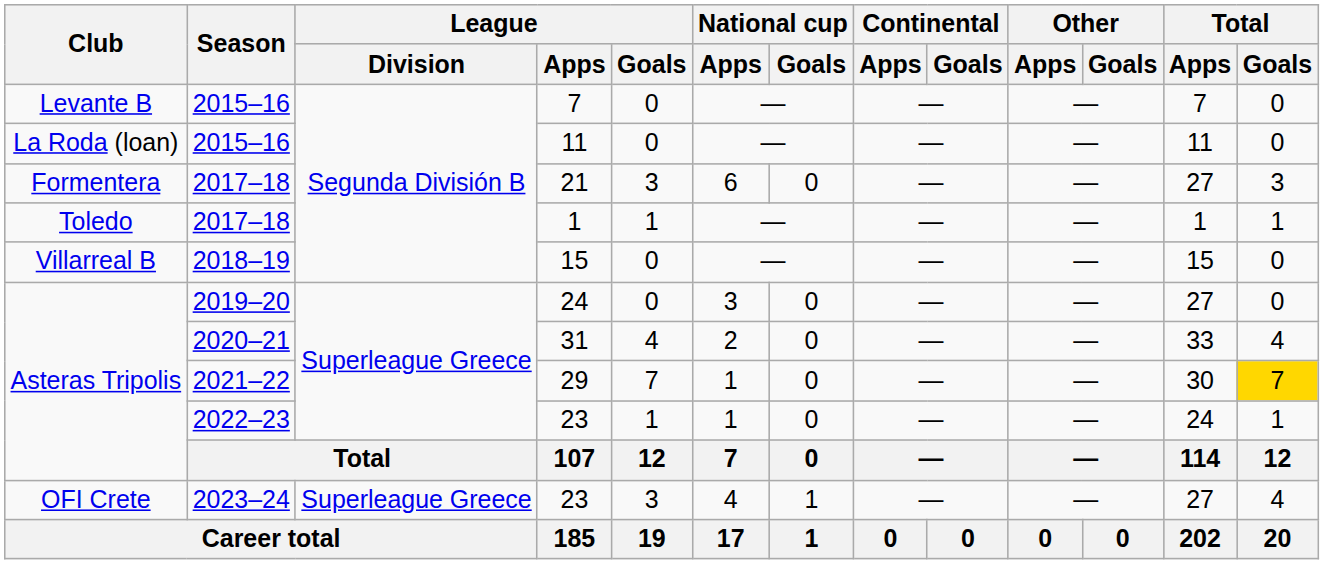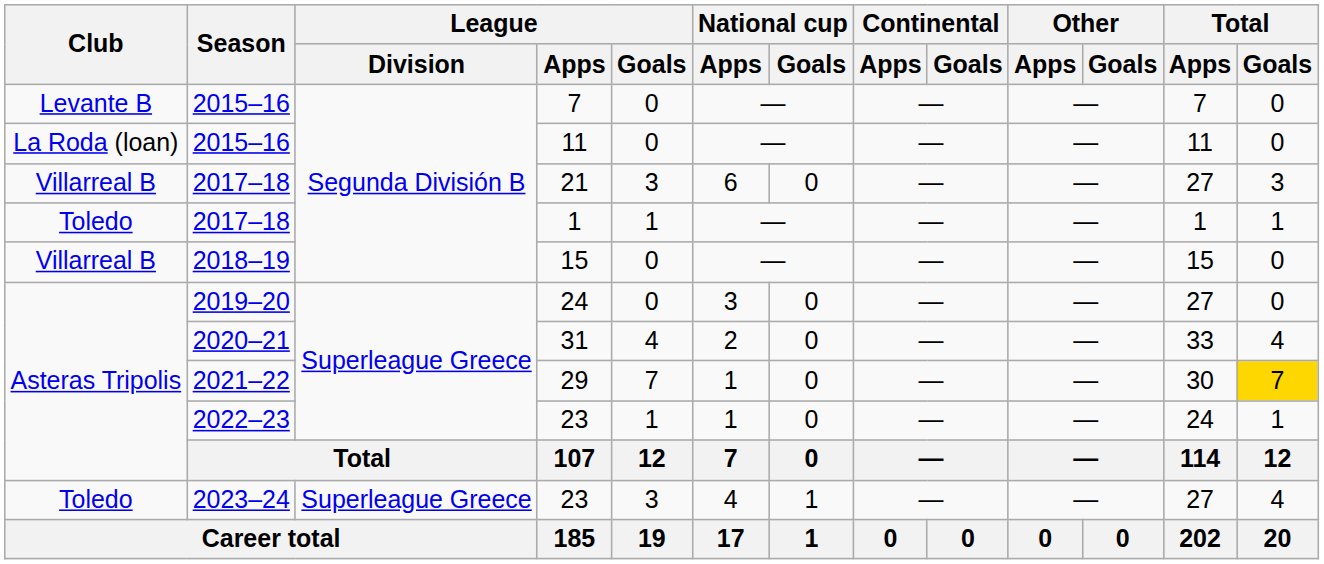(96, 182) Formentera -> (96, 182) Villarreal B
(96, 499) OFI Crete -> (96, 499) Toledo
